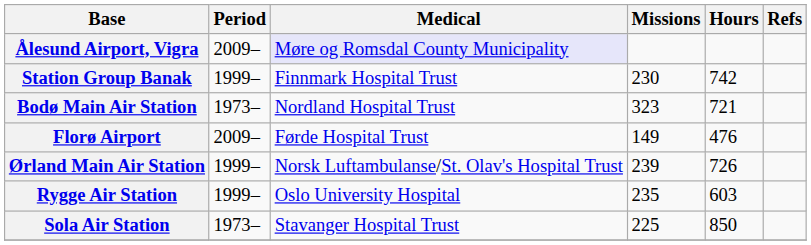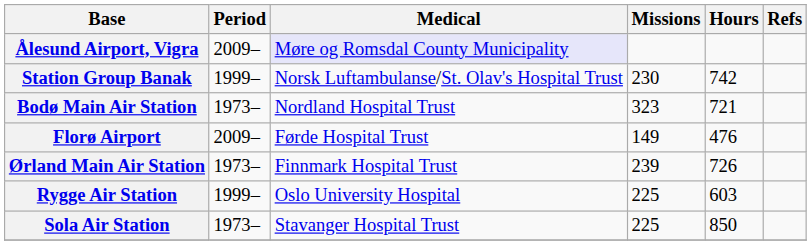(366, 78) Finnmark Hospital Trust -> (449, 78) Norsk Luftambulanse/St. Olav's Hospital Trust
(237, 166) 1999– -> (237, 166) 1973–
(449, 166) Norsk Luftambulanse/St. Olav's Hospital Trust -> (366, 166) Finnmark Hospital Trust
(645, 195) 235 -> (645, 195) 225
